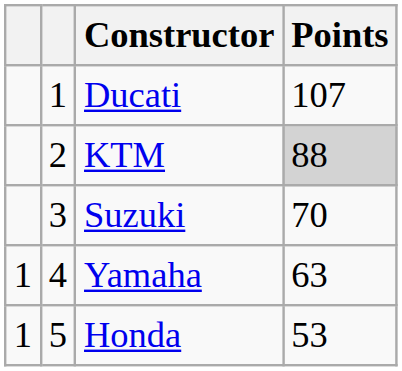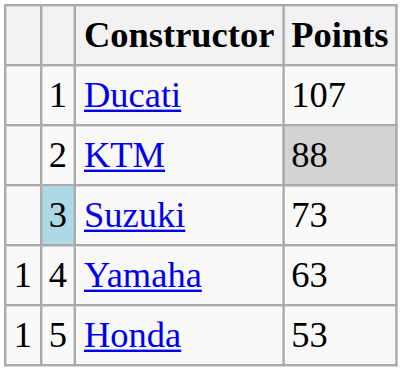(58, 215) no background -> (58, 215) lightblue background
(310, 215) 70 -> (310, 215) 73
